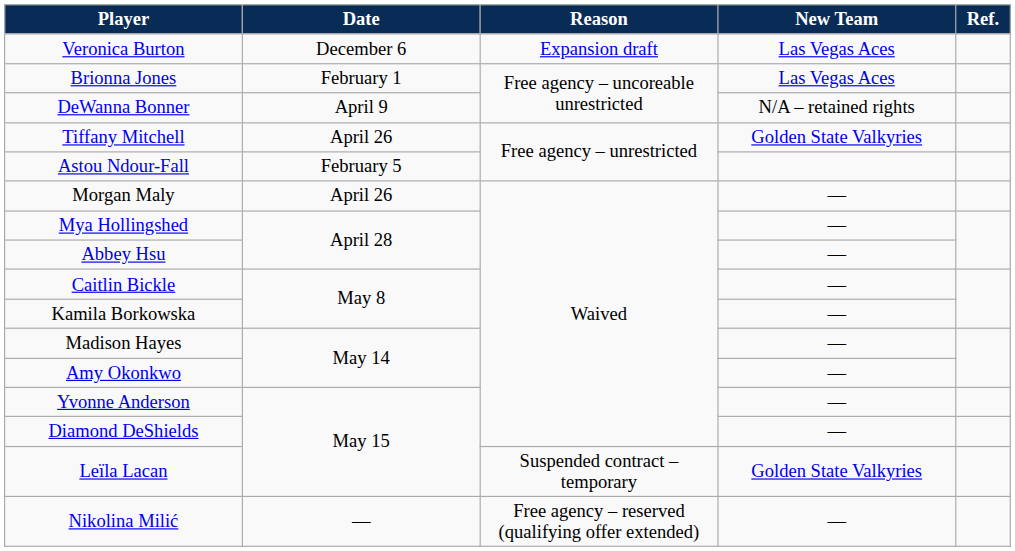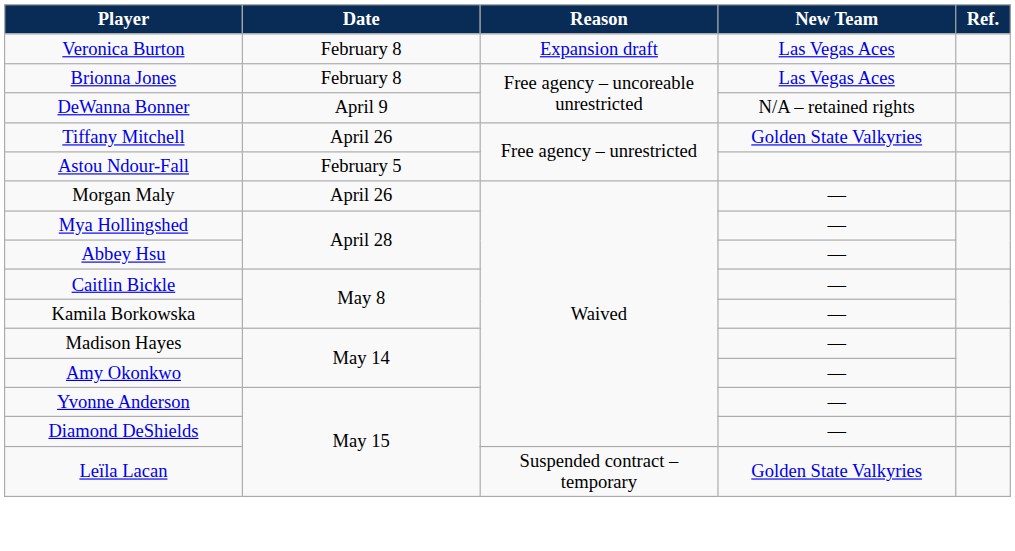(361, 48) December 6 -> (361, 48) February 8
(361, 78) February 1 -> (361, 78) February 8
- row: (123, 521)
